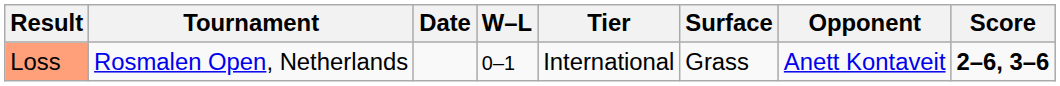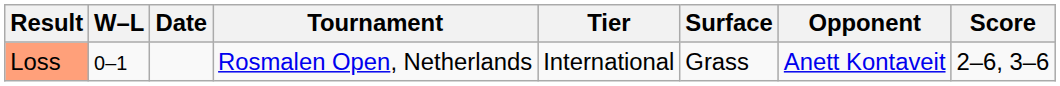columns swapped: (507, 23) <-> (251, 23)
(1003, 61) bold -> (1003, 61) normal
